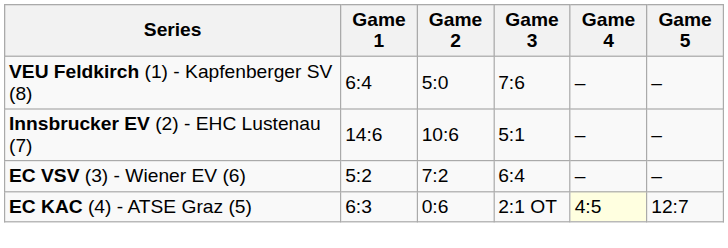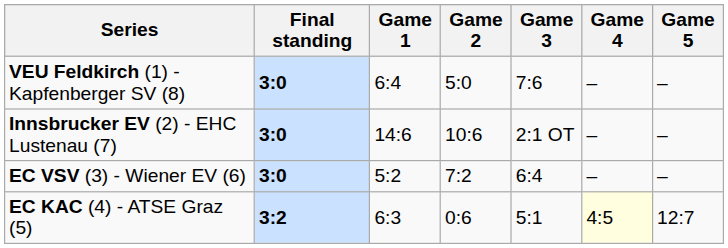+ column: (312, 30)
(512, 134) 5:1 -> (545, 134) 2:1 OT
(528, 206) 2:1 OT -> (529, 217) 5:1
